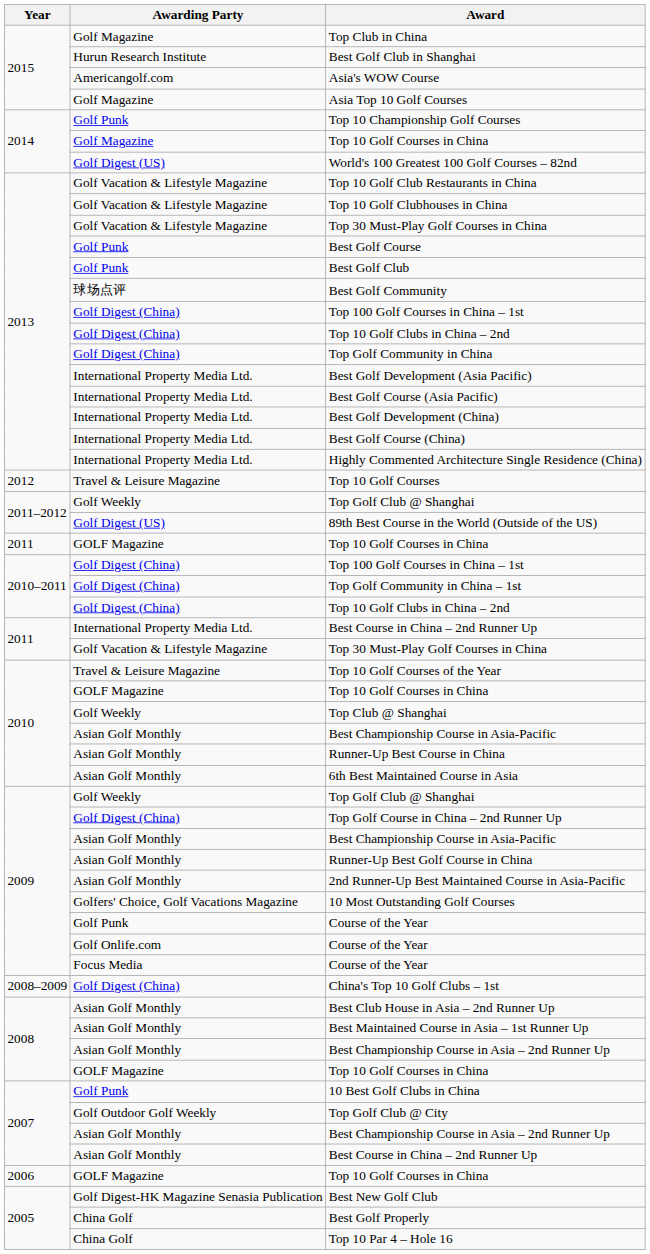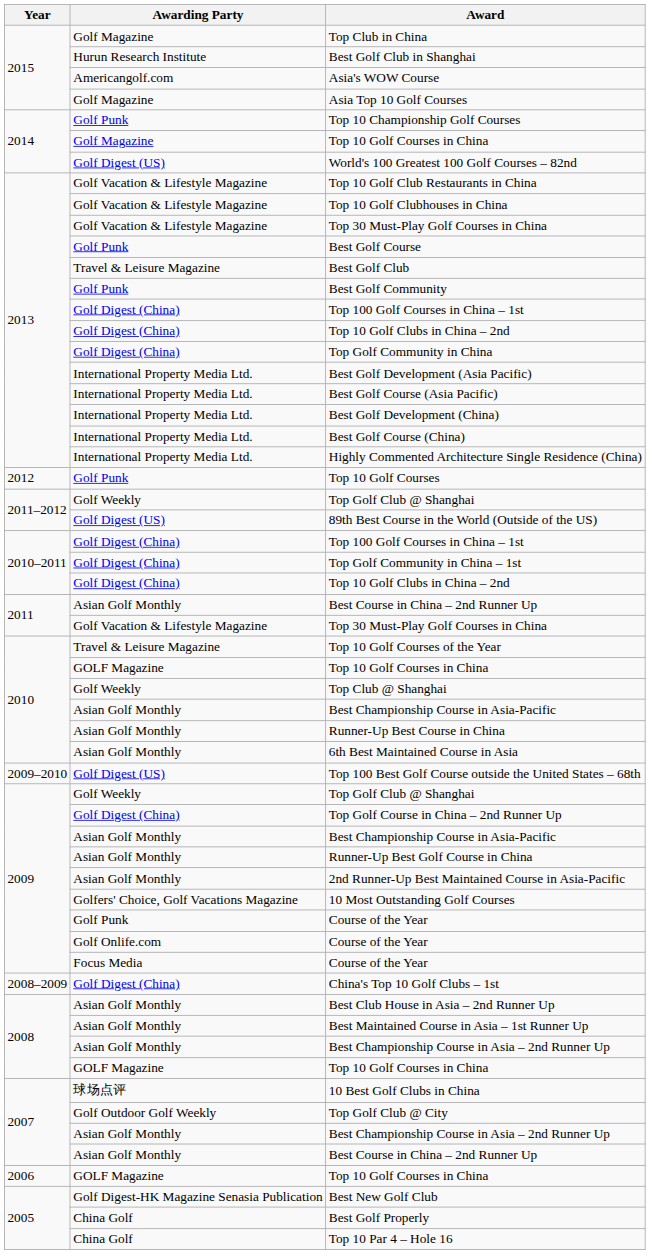(101, 267) Golf Punk -> (147, 267) Travel & Leisure Magazine
(100, 289) 球场点评 -> (101, 288) Golf Punk
(147, 480) Travel & Leisure Magazine -> (101, 478) Golf Punk
- row: (21, 544)
(163, 628) International Property Media Ltd. -> (127, 604) Asian Golf Monthly
+ row: (37, 773)
(101, 1091) Golf Punk -> (100, 1089) 球场点评
